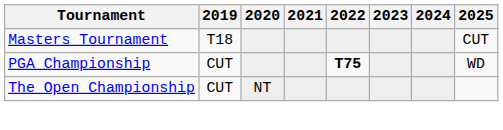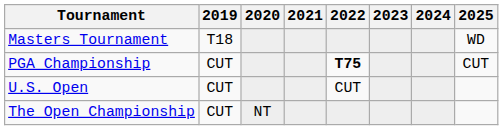(476, 41) CUT -> (476, 41) WD
(476, 65) WD -> (476, 65) CUT
+ row: (48, 89)
